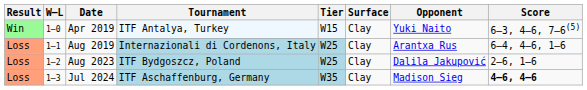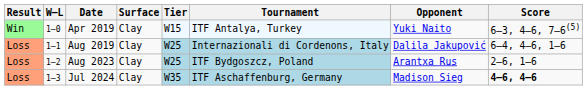columns swapped: (217, 12) <-> (368, 12)
(425, 46) Arantxa Rus -> (440, 46) Dalila Jakupović
(440, 62) Dalila Jakupović -> (425, 62) Arantxa Rus
